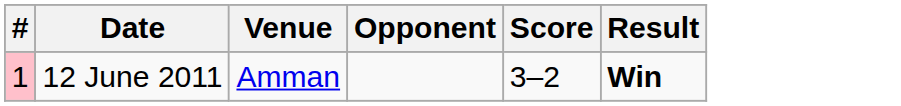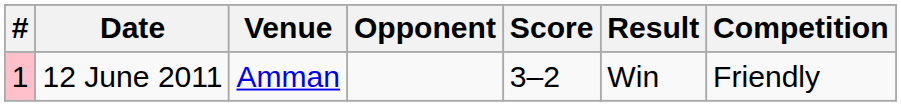+ column: (801, 28)
(635, 76) bold -> (633, 76) normal
